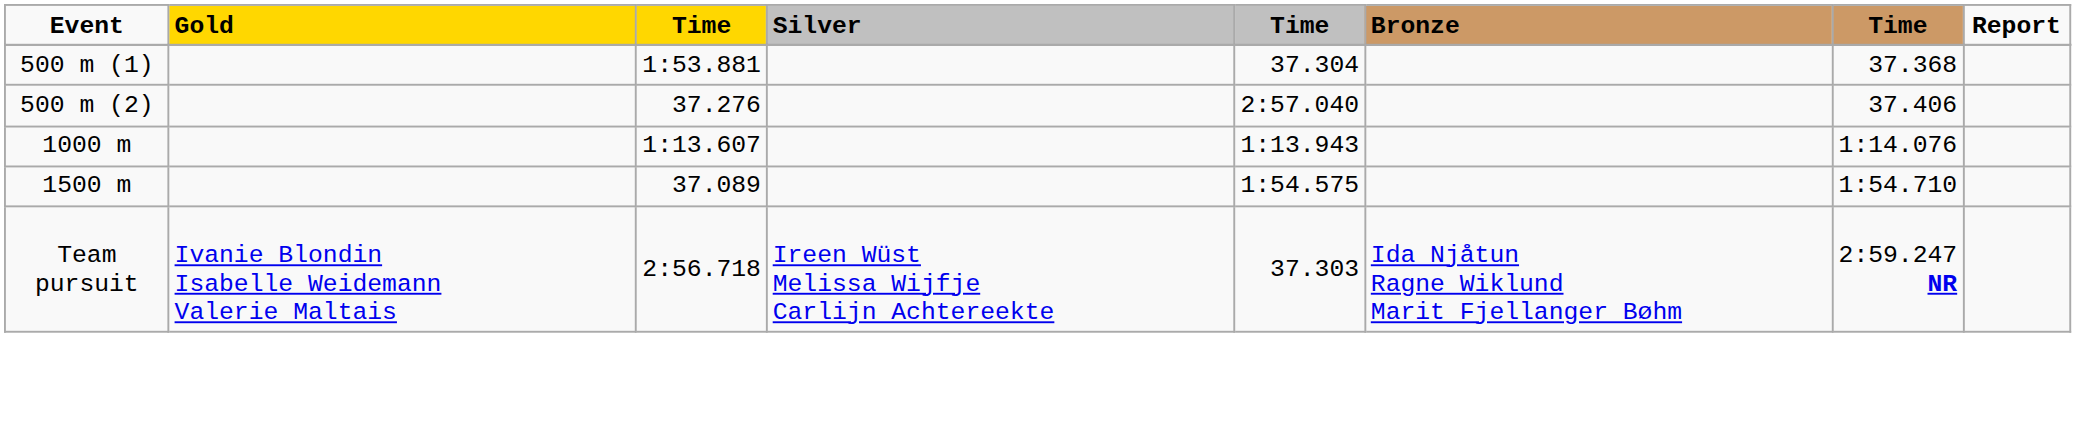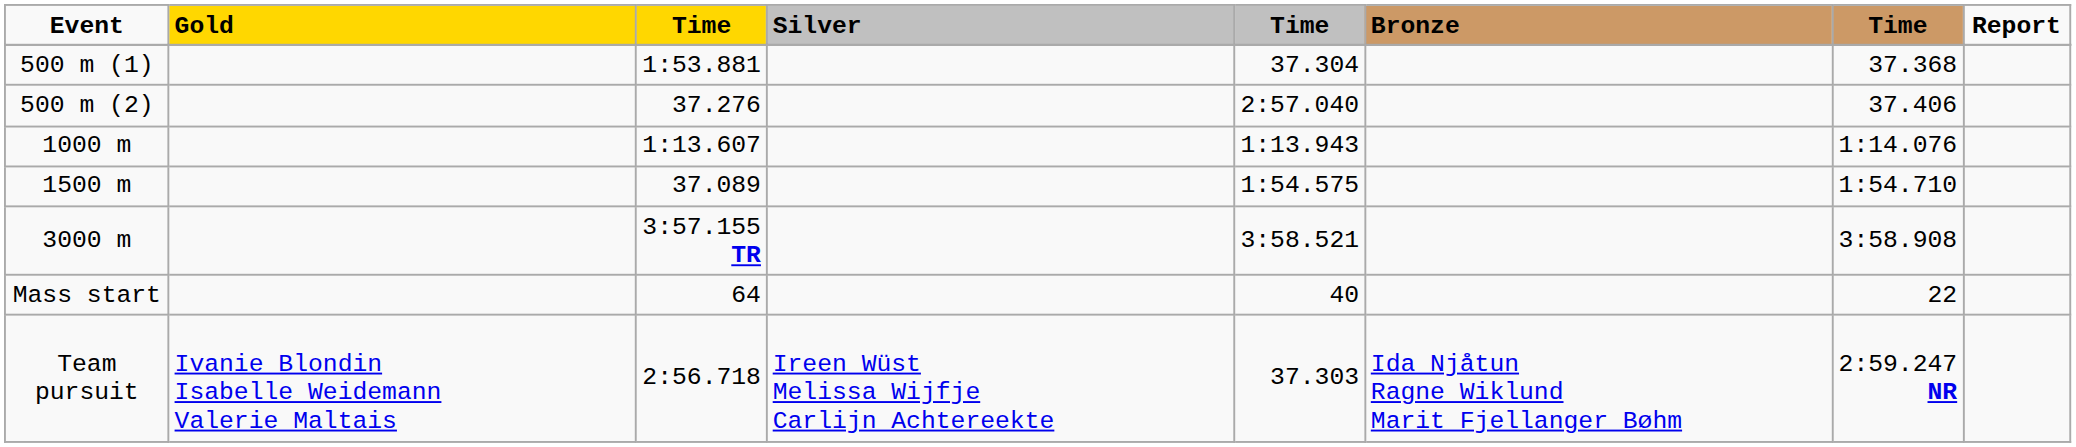+ row: (87, 241)
+ row: (87, 295)
